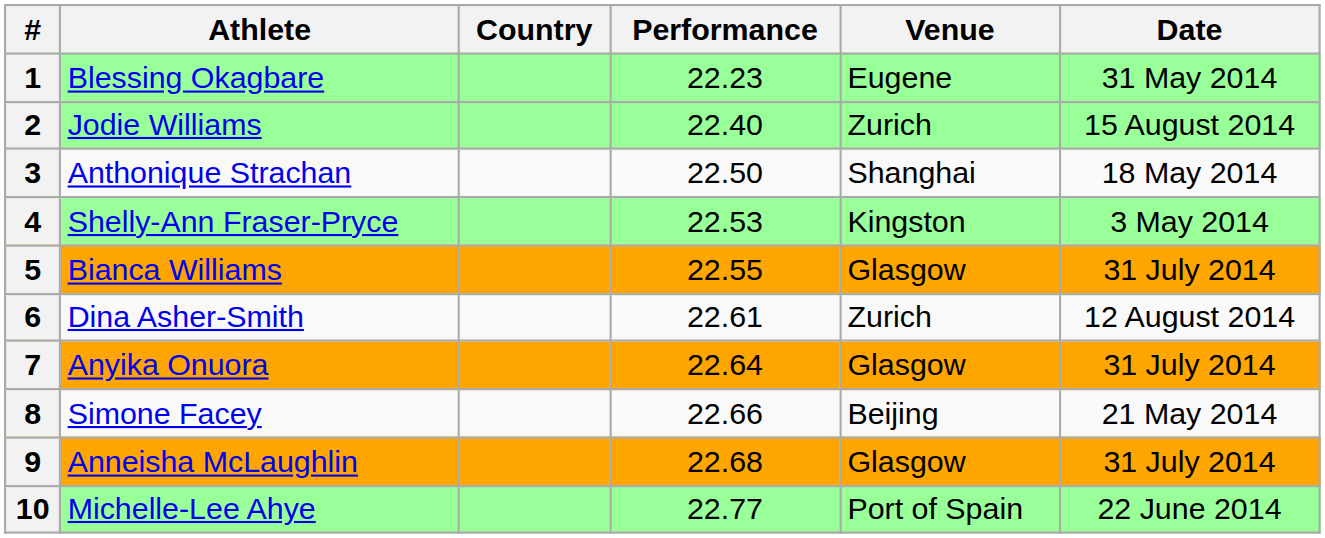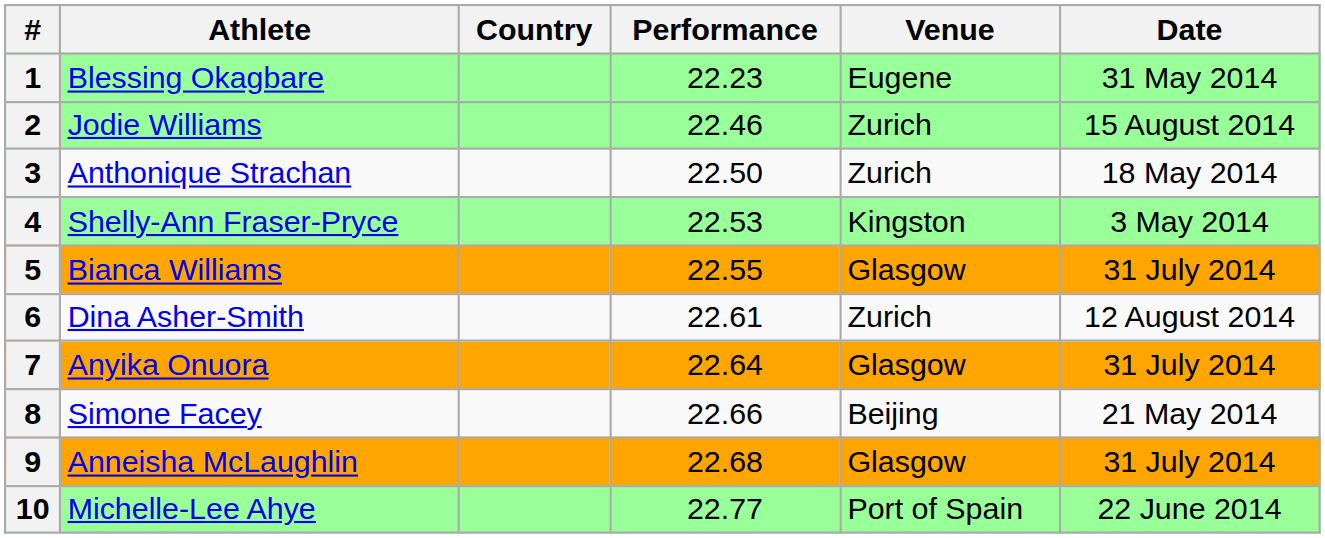(725, 125) 22.40 -> (725, 125) 22.46
(912, 173) Shanghai -> (890, 173) Zurich
